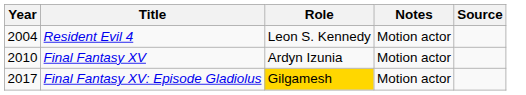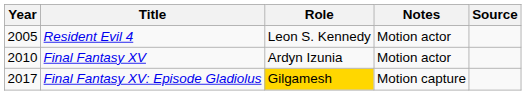(22, 36) 2004 -> (22, 36) 2005
(414, 79) Motion actor -> (421, 79) Motion capture
